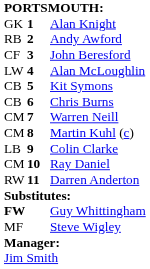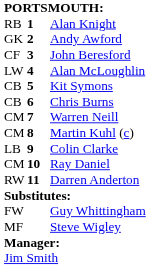(14, 23) GK -> (13, 23) RB
(13, 39) RB -> (14, 39) GK
(15, 211) bold -> (14, 211) normal
